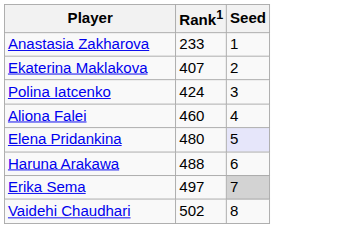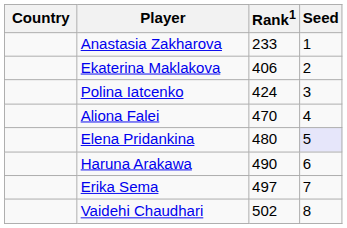+ column: (41, 18)
(192, 68) 407 -> (265, 68) 406
(192, 115) 460 -> (265, 115) 470
(192, 163) 488 -> (265, 163) 490
(234, 187) lightgrey background -> (307, 187) no background
